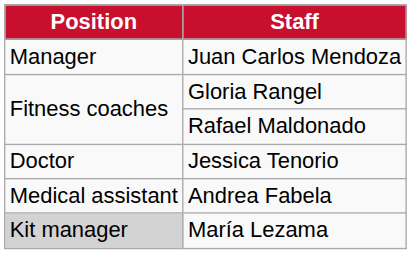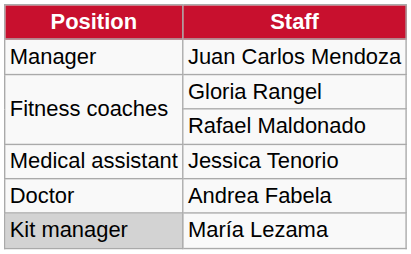(42, 160) Doctor -> (94, 160) Medical assistant
(94, 195) Medical assistant -> (42, 195) Doctor
